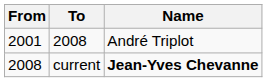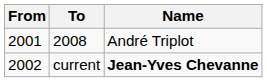(25, 64) 2008 -> (25, 64) 2002
